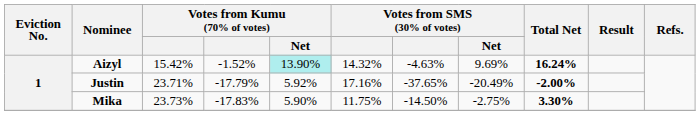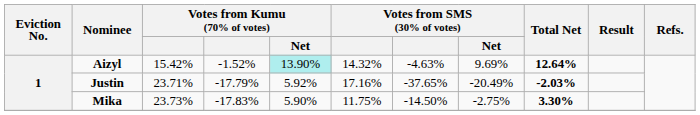(556, 64) 16.24% -> (556, 64) 12.64%
(556, 83) -2.00% -> (556, 83) -2.03%
